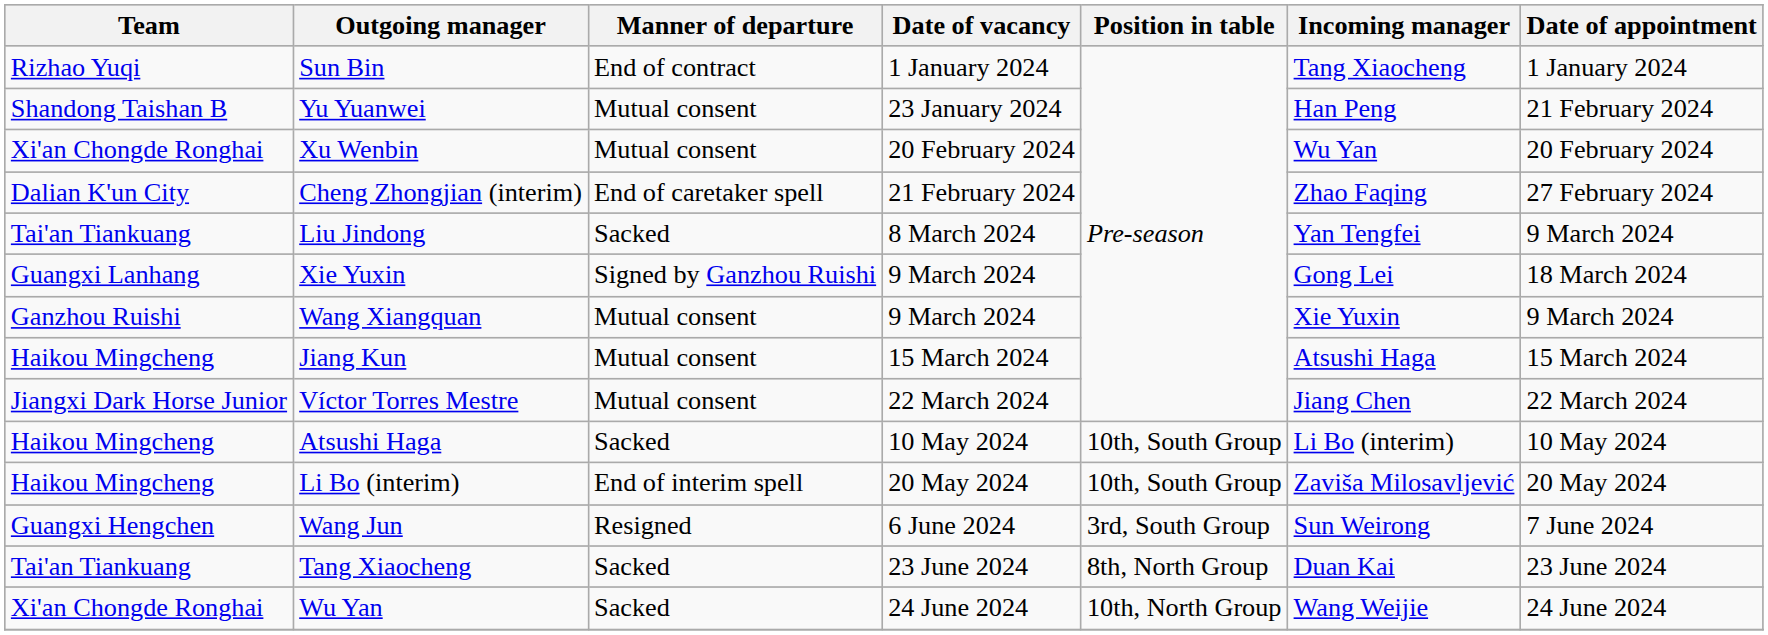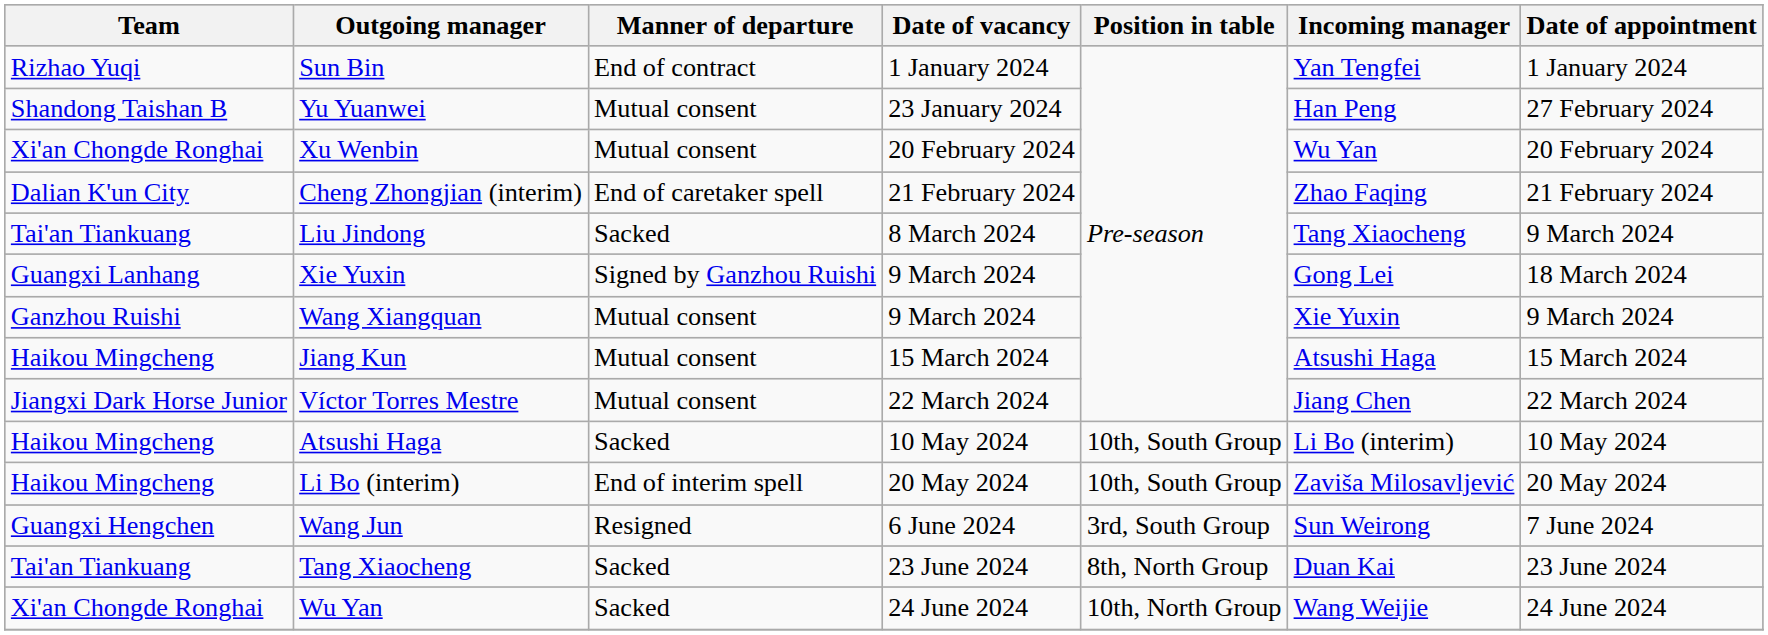(1380, 66) Tang Xiaocheng -> (1357, 66) Yan Tengfei
(1620, 108) 21 February 2024 -> (1620, 108) 27 February 2024
(1620, 191) 27 February 2024 -> (1620, 191) 21 February 2024
(1357, 233) Yan Tengfei -> (1380, 233) Tang Xiaocheng
